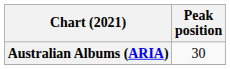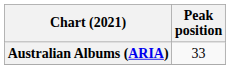(199, 53) 30 -> (199, 53) 33
